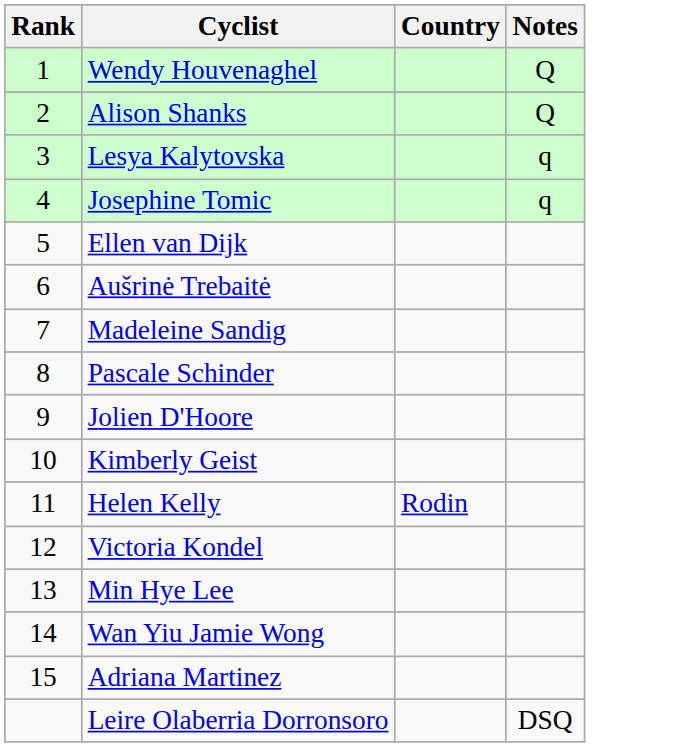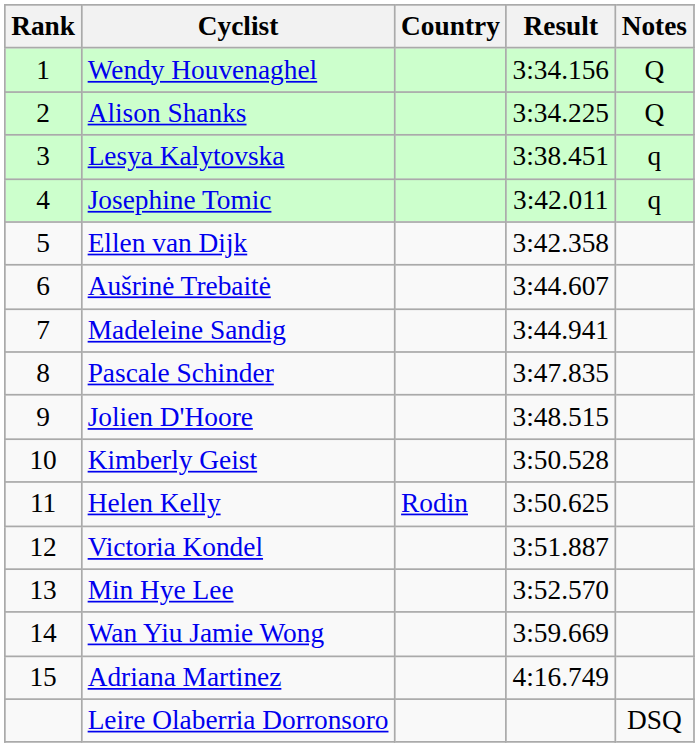+ column: (561, 26)
